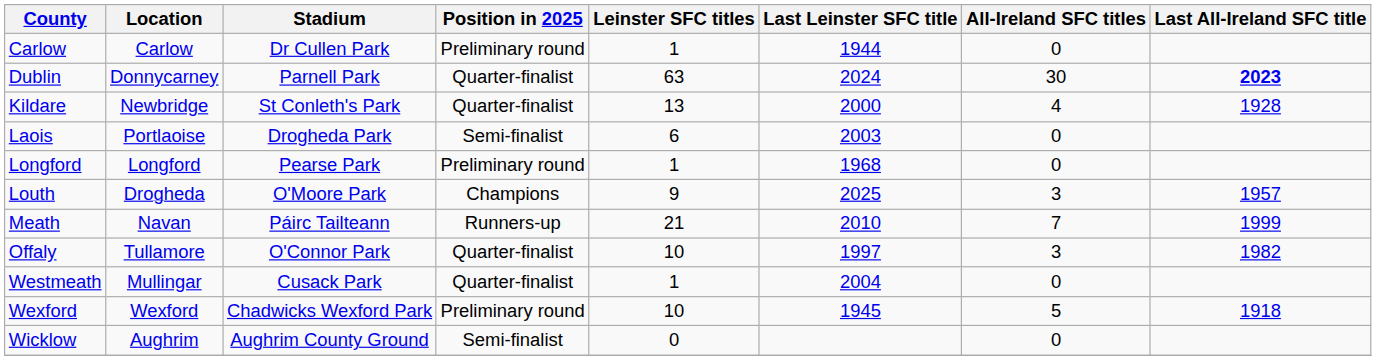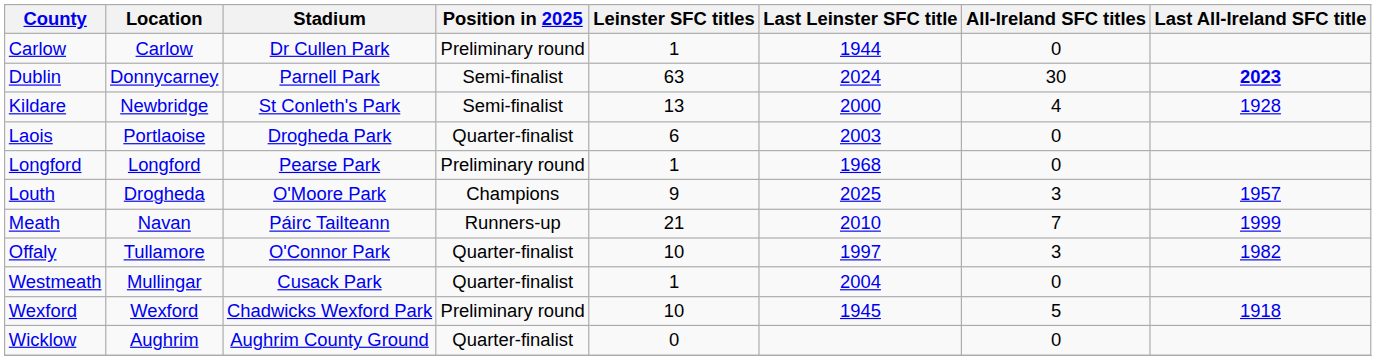(513, 77) Quarter-finalist -> (513, 77) Semi-finalist
(513, 106) Quarter-finalist -> (513, 106) Semi-finalist
(513, 135) Semi-finalist -> (513, 135) Quarter-finalist
(513, 340) Semi-finalist -> (513, 340) Quarter-finalist
